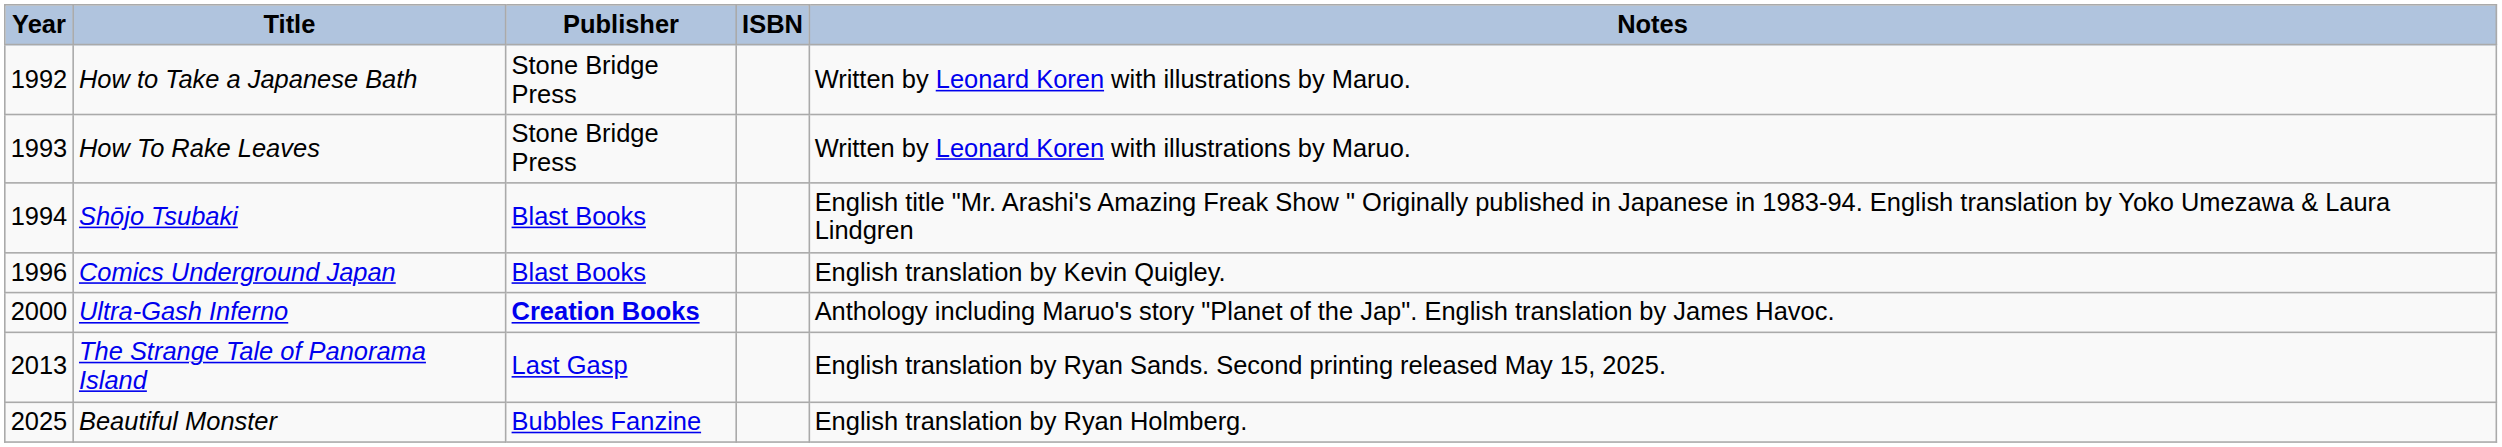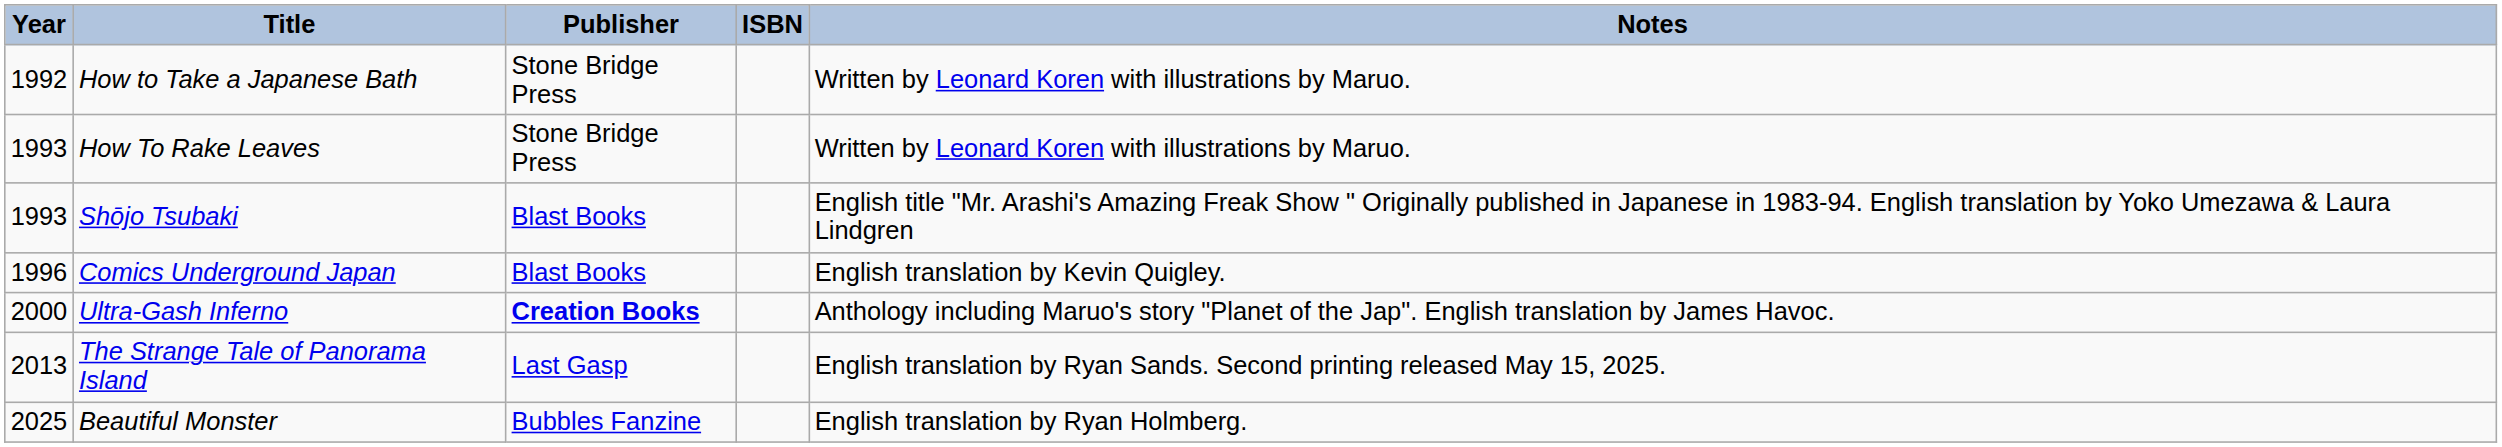(39, 217) 1994 -> (39, 217) 1993
